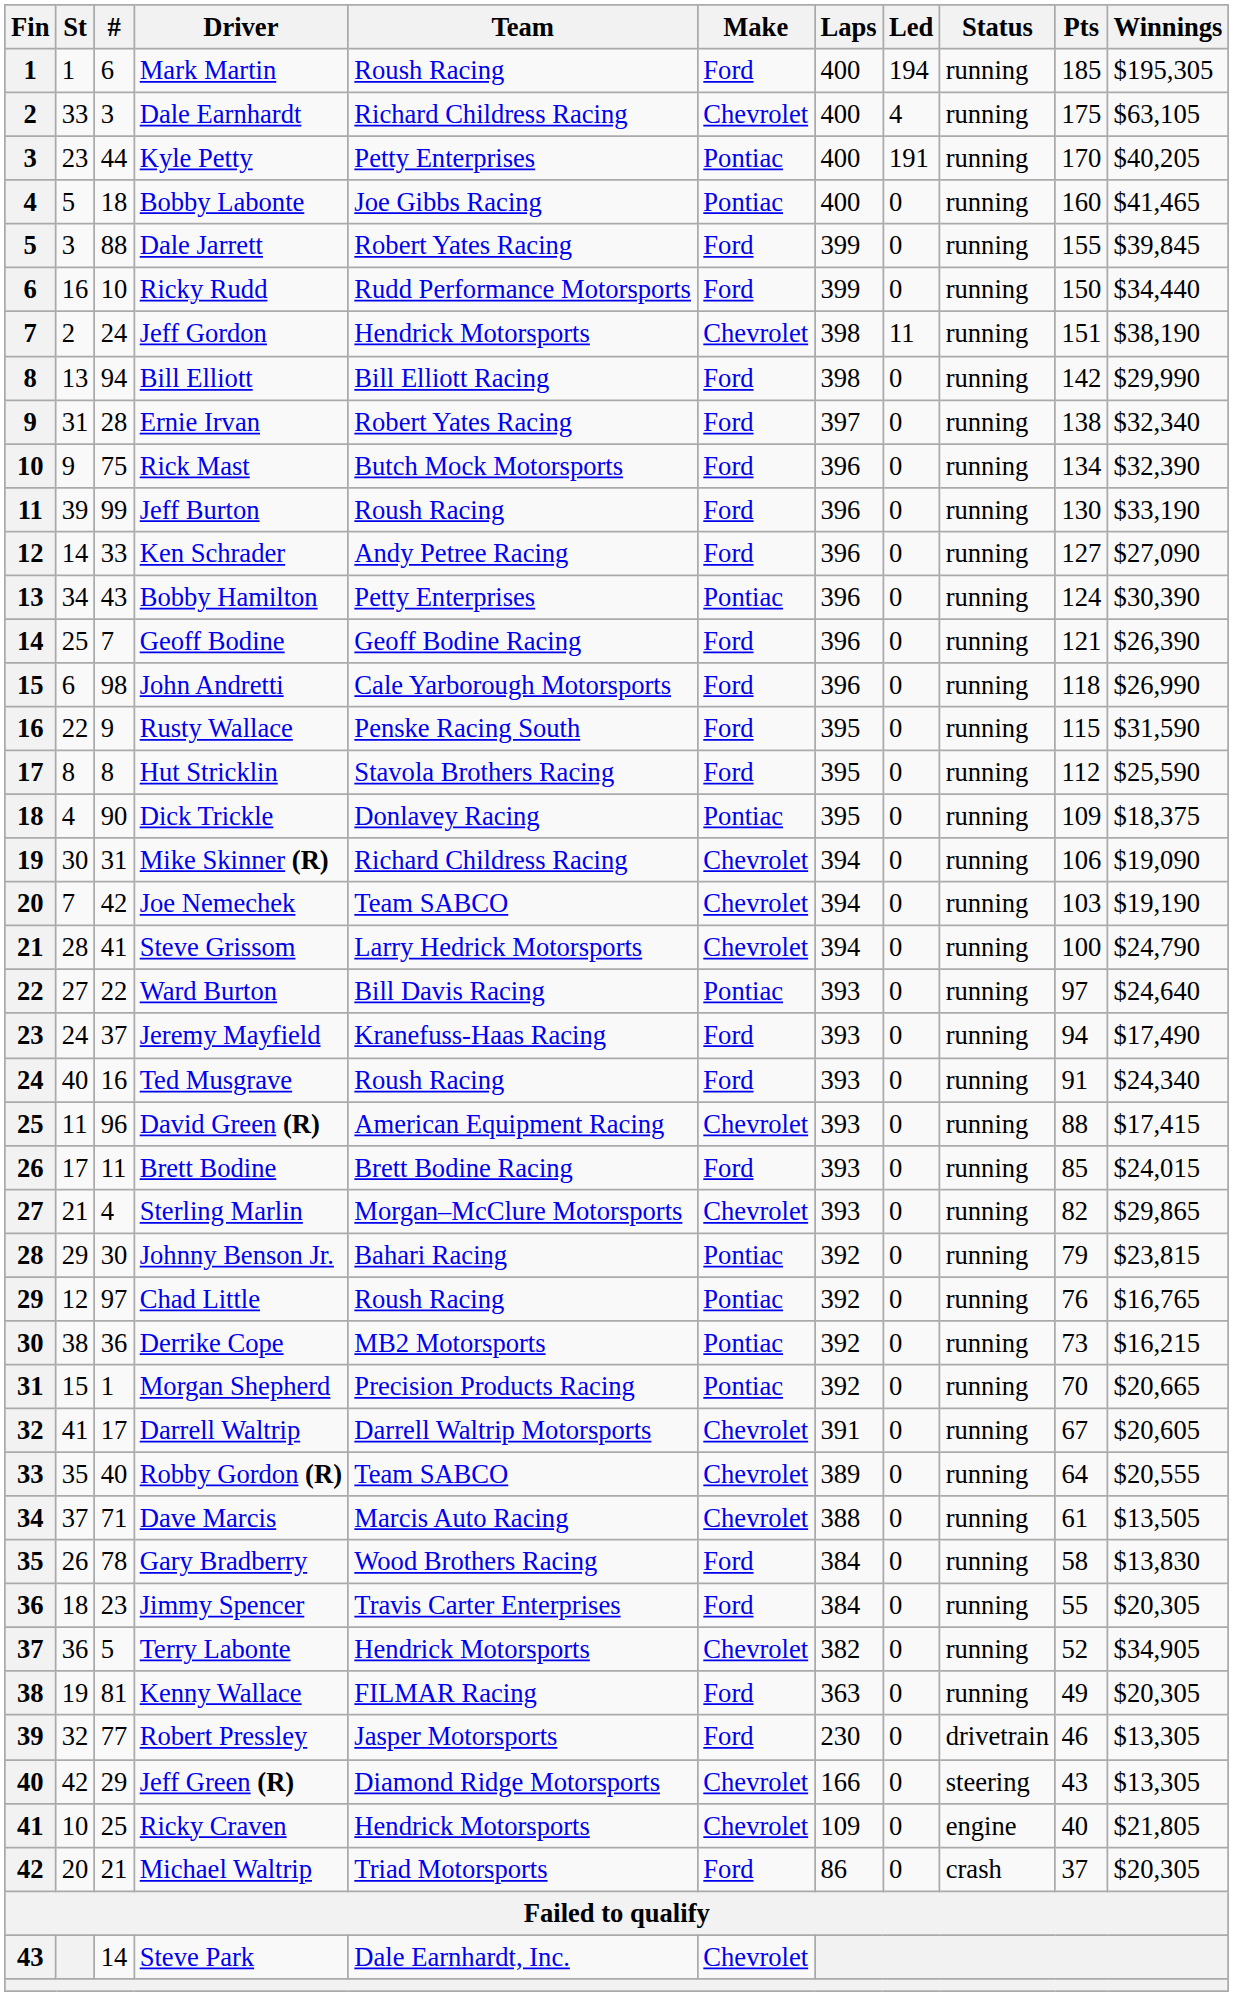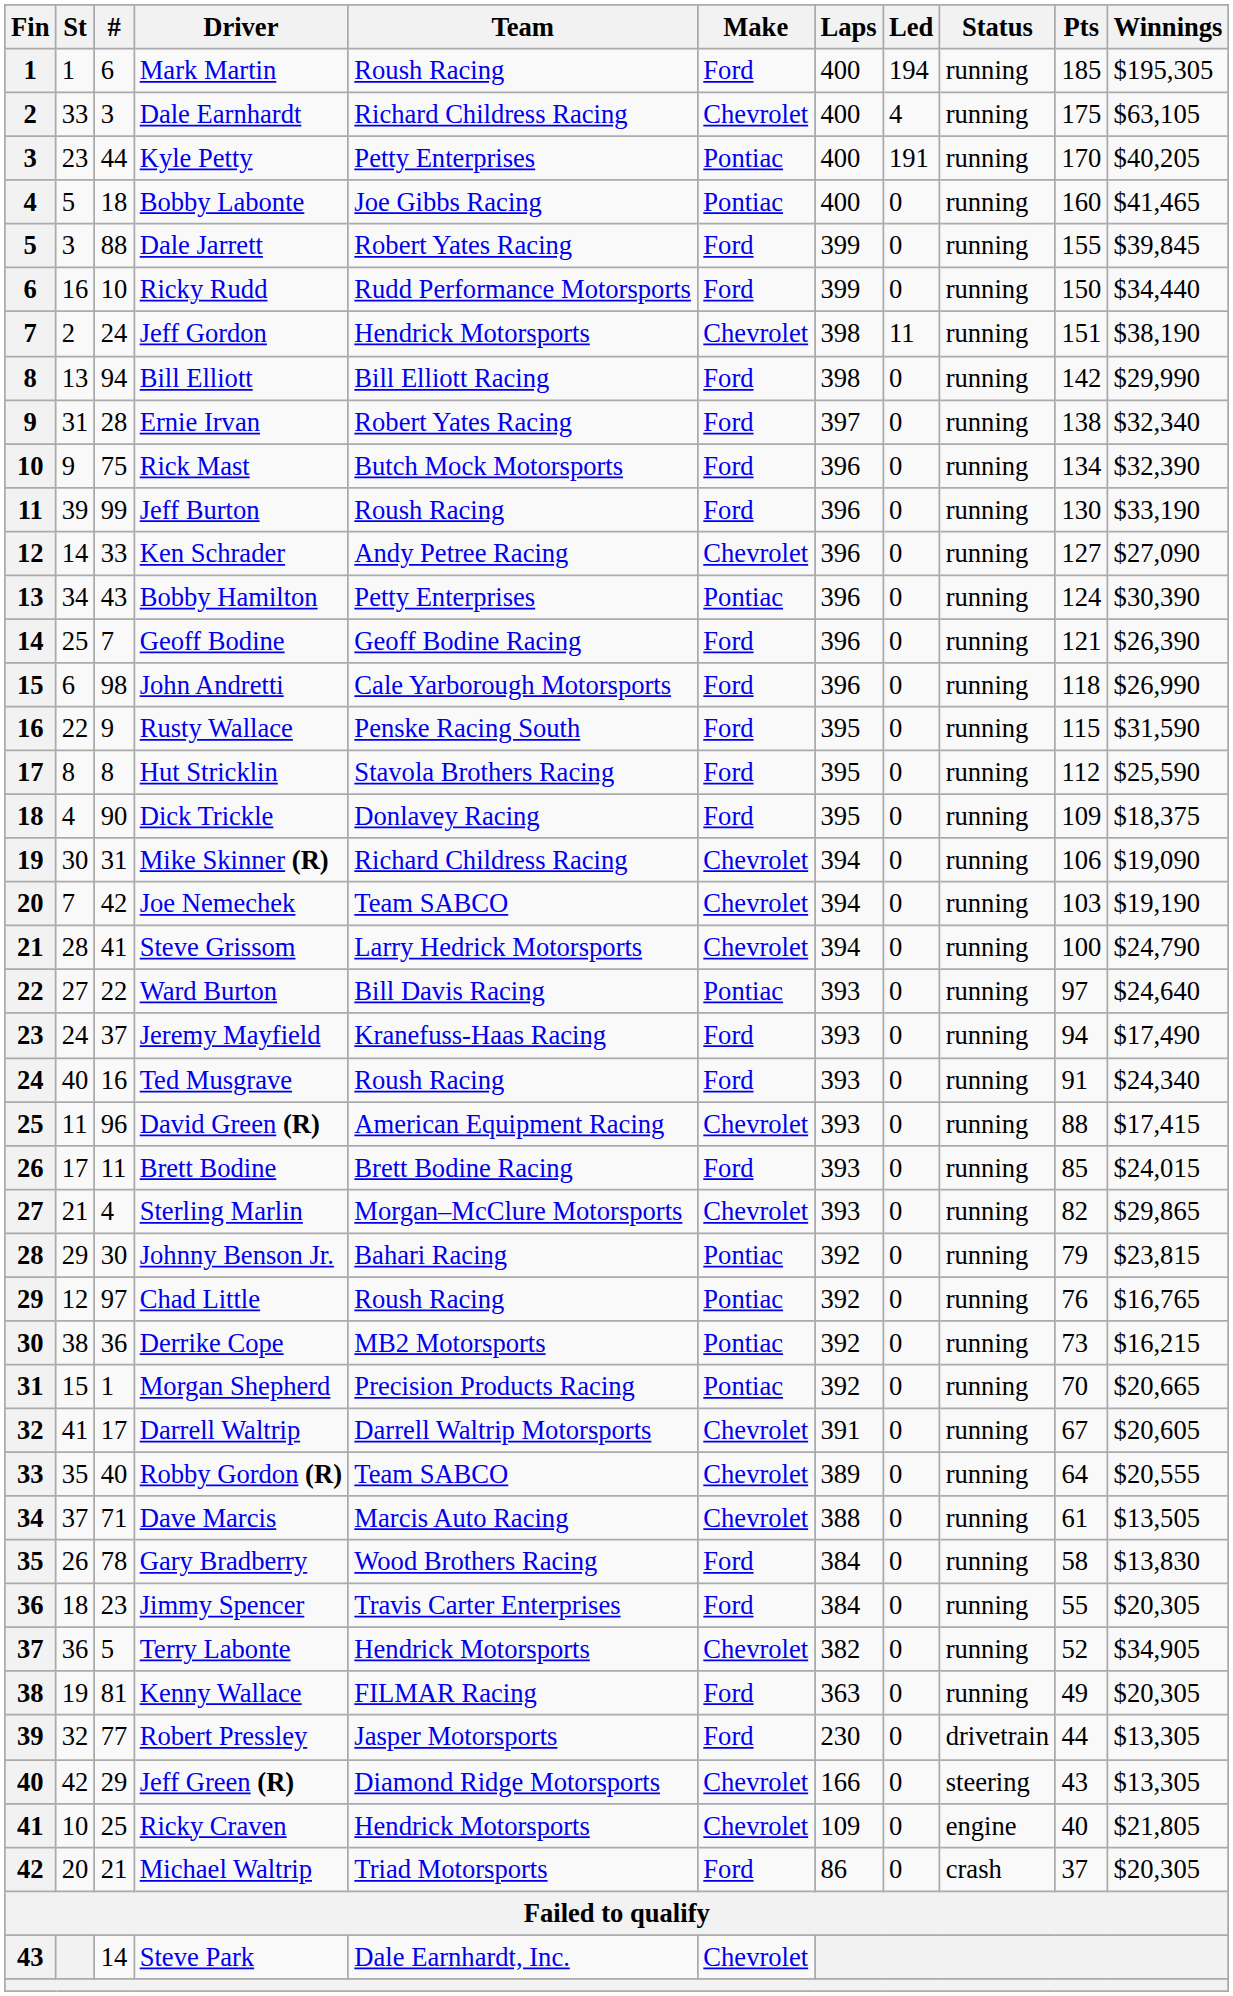(728, 552) Ford -> (756, 552) Chevrolet
(743, 816) Pontiac -> (728, 816) Ford
(1075, 1737) 46 -> (1075, 1737) 44
